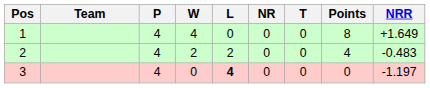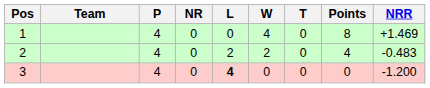columns swapped: (194, 14) <-> (267, 14)
(399, 33) +1.649 -> (399, 33) +1.469
(399, 72) -1.197 -> (399, 72) -1.200
